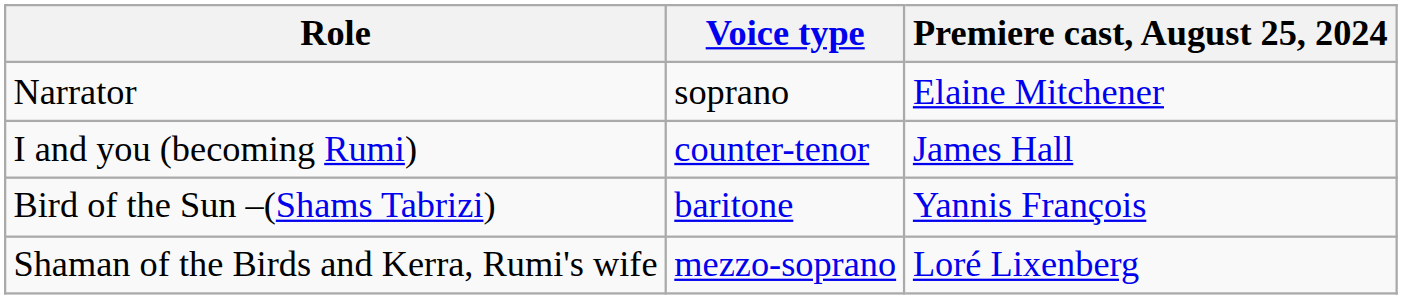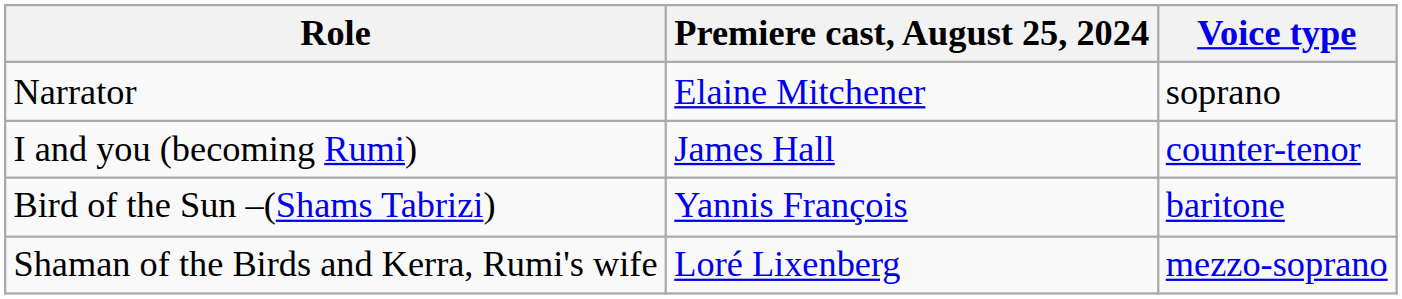columns swapped: (785, 33) <-> (1150, 33)
